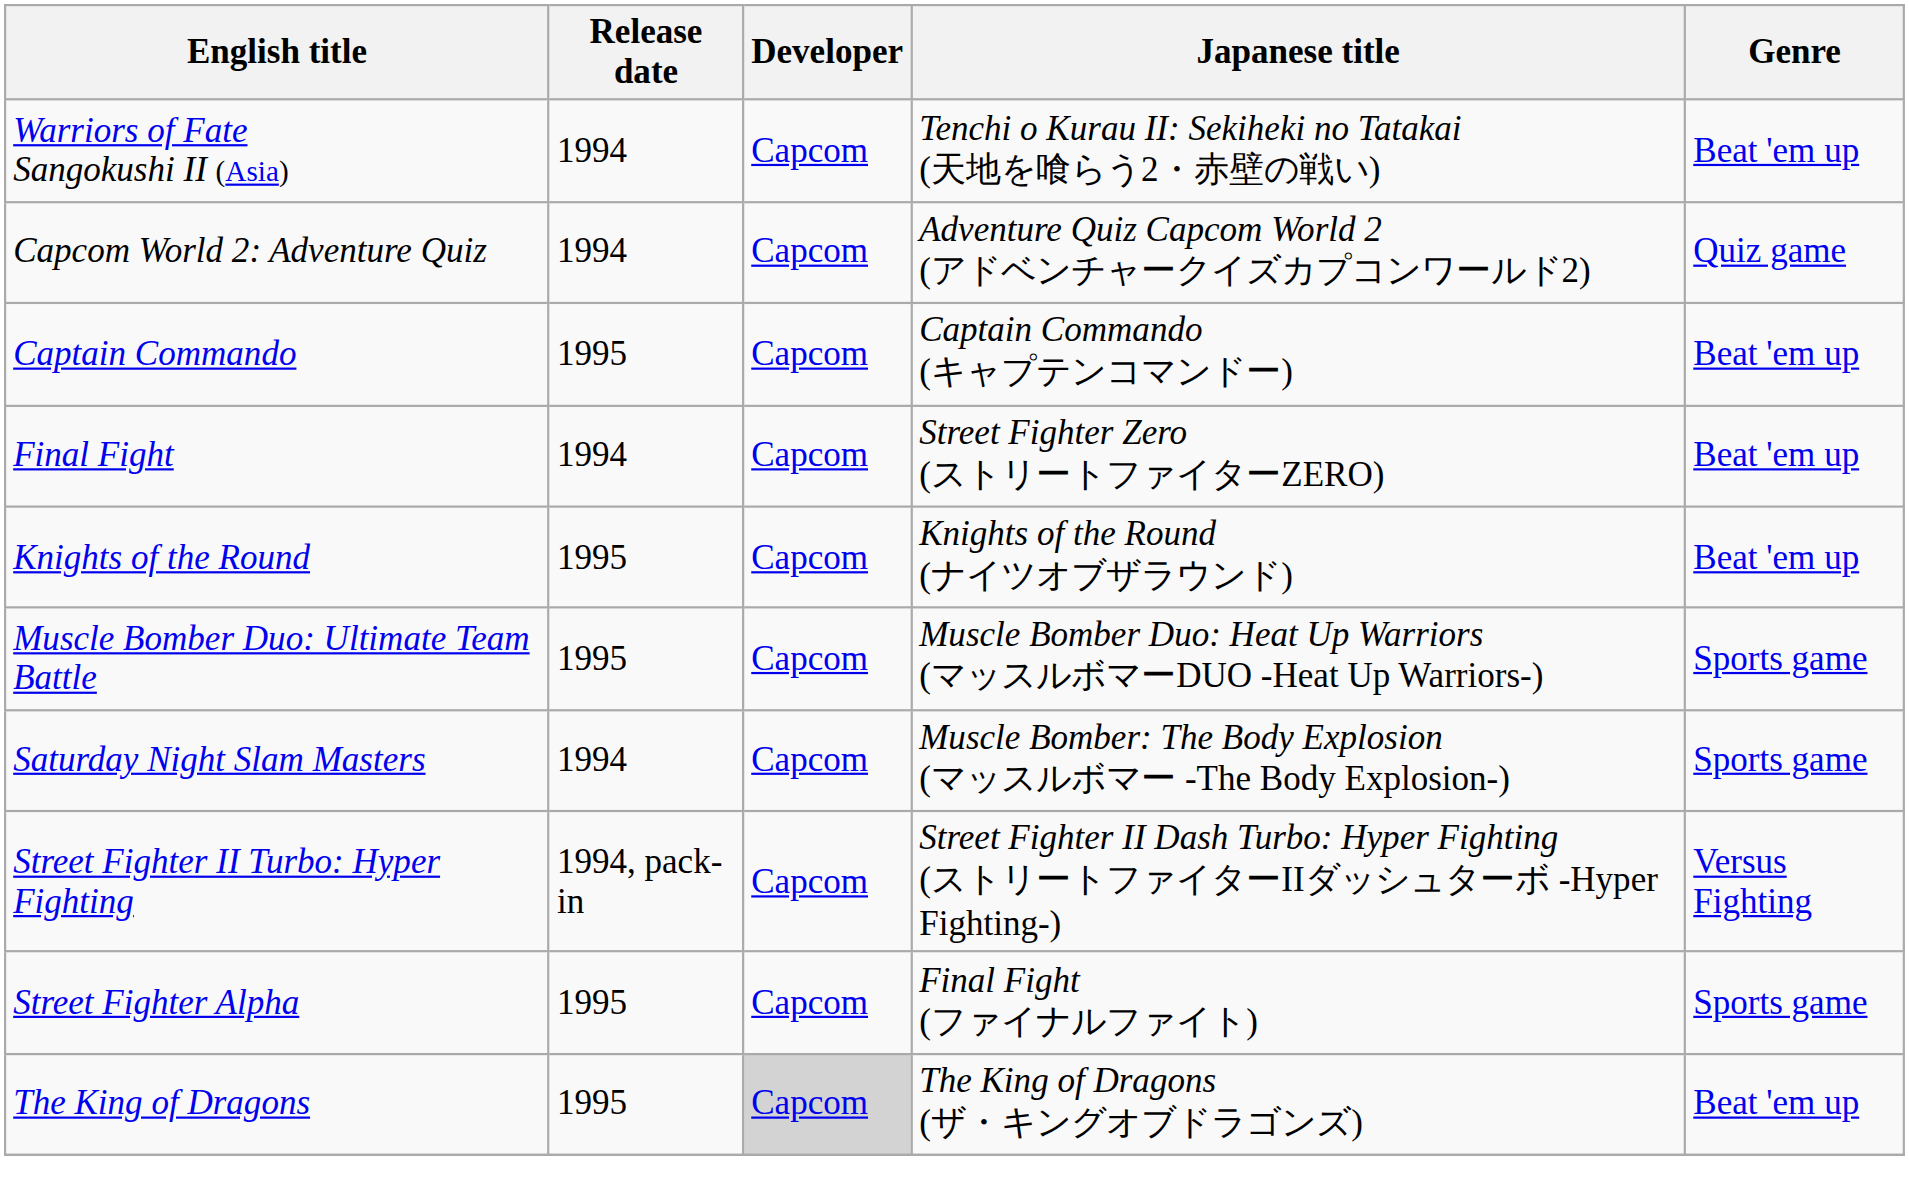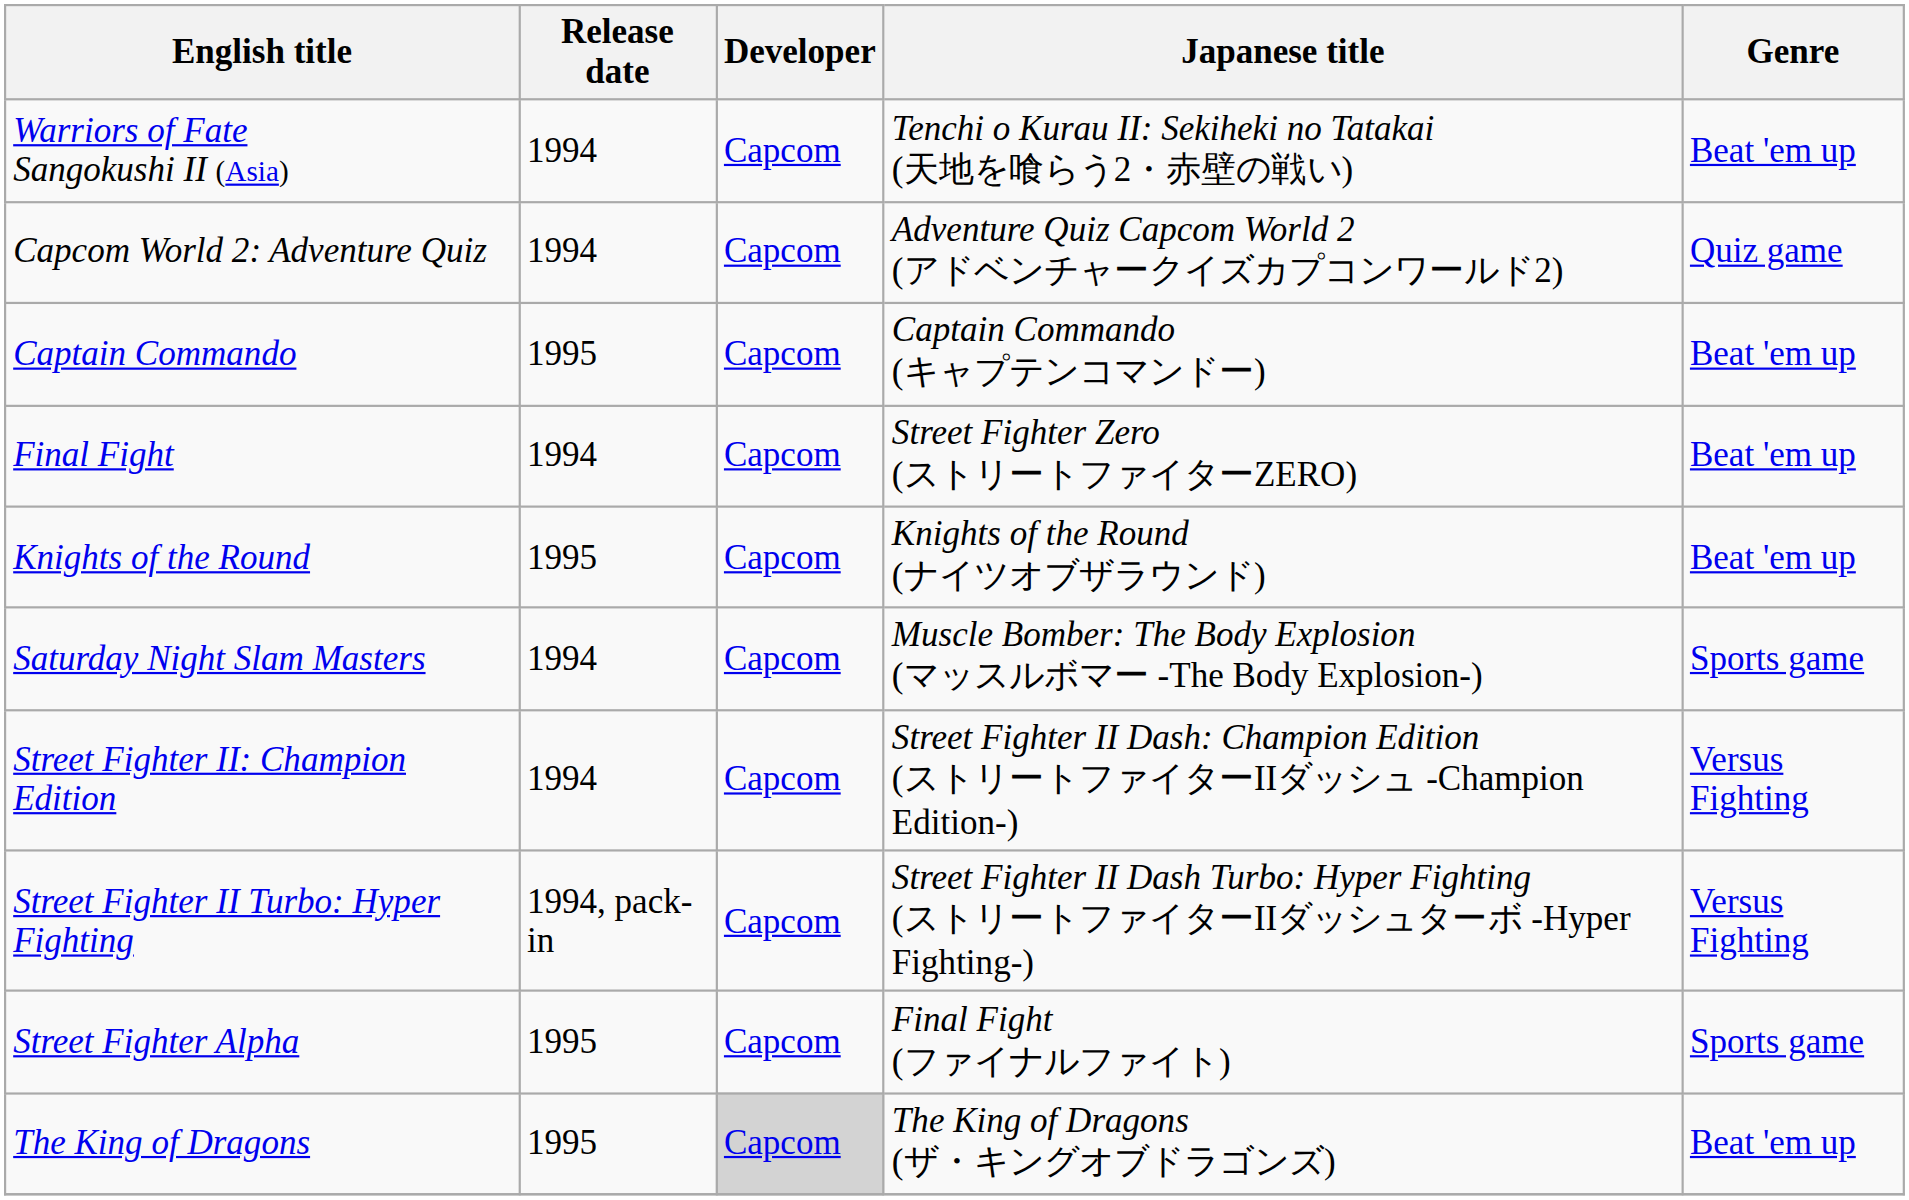- row: (271, 658)
+ row: (210, 779)
